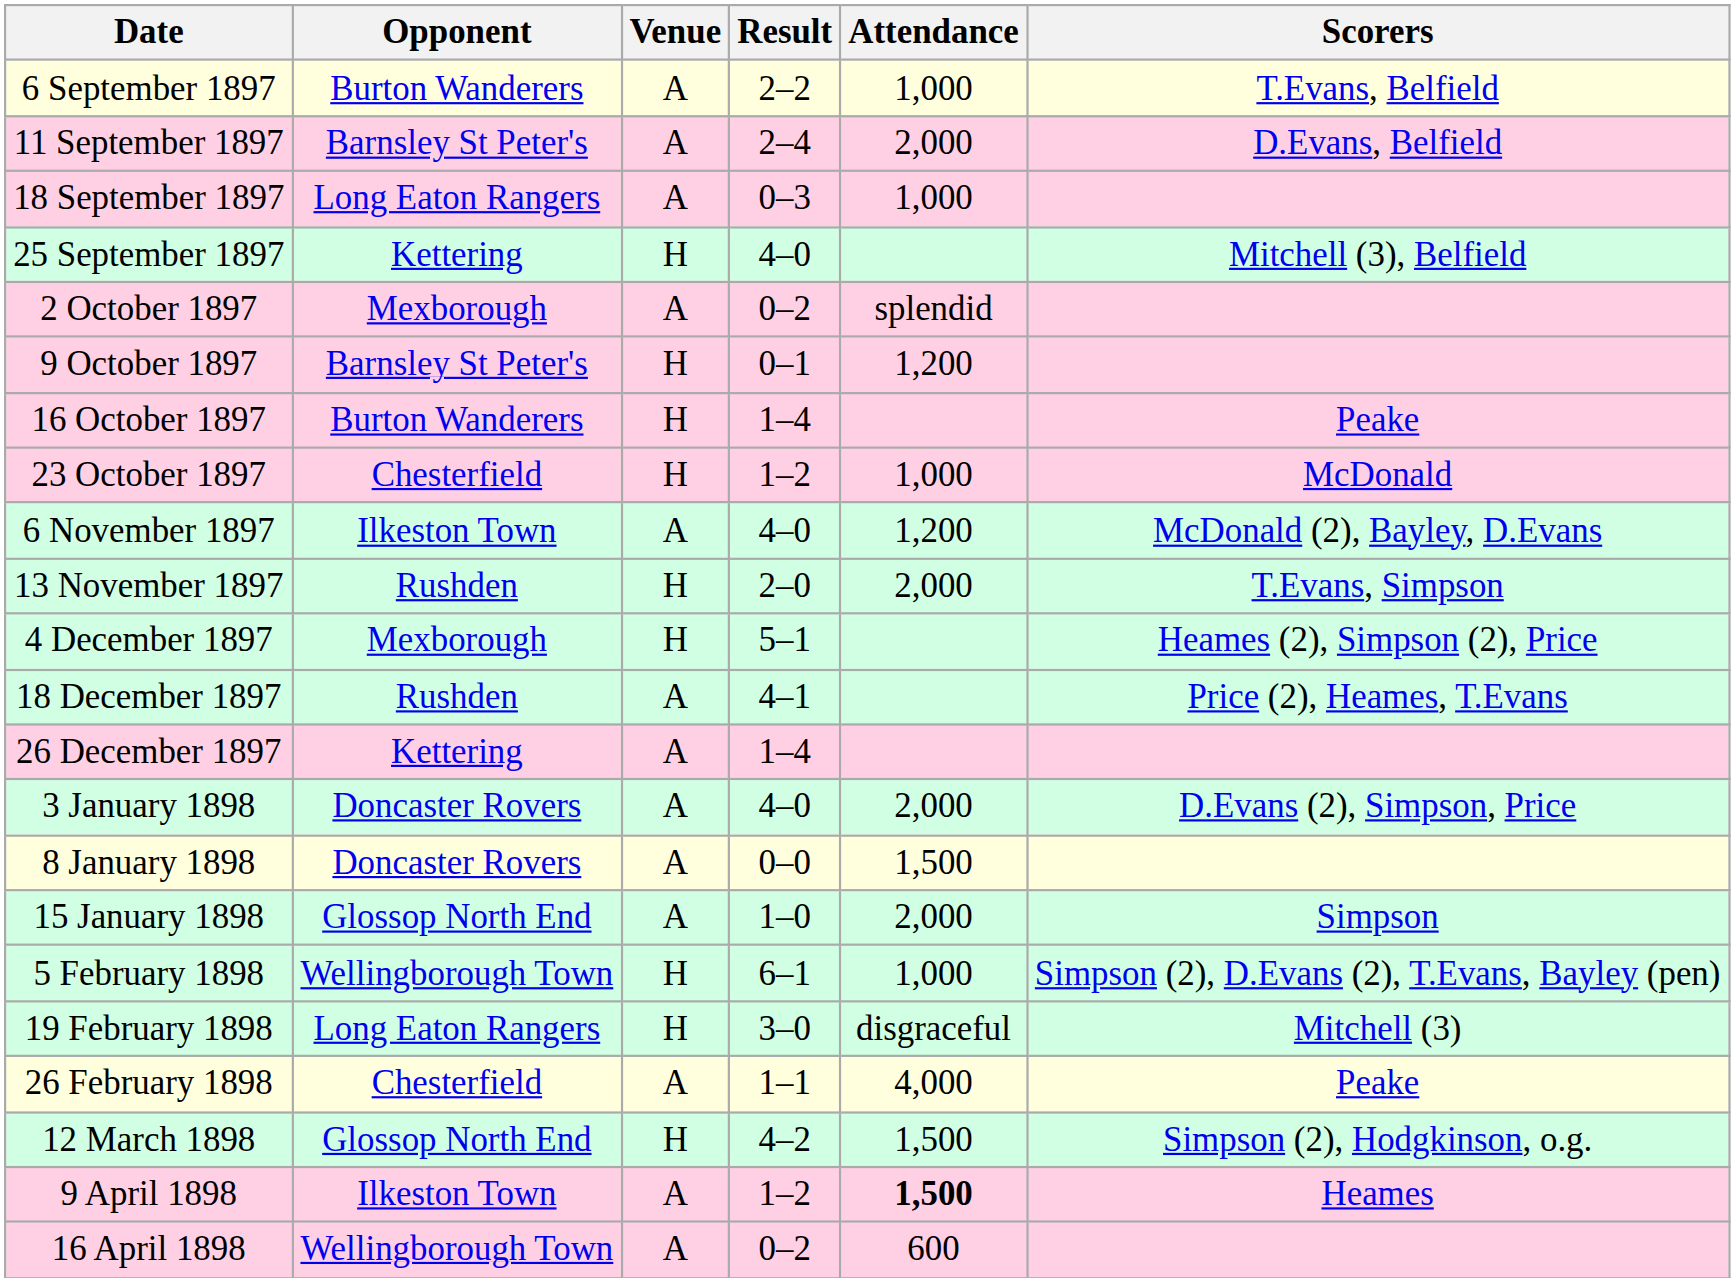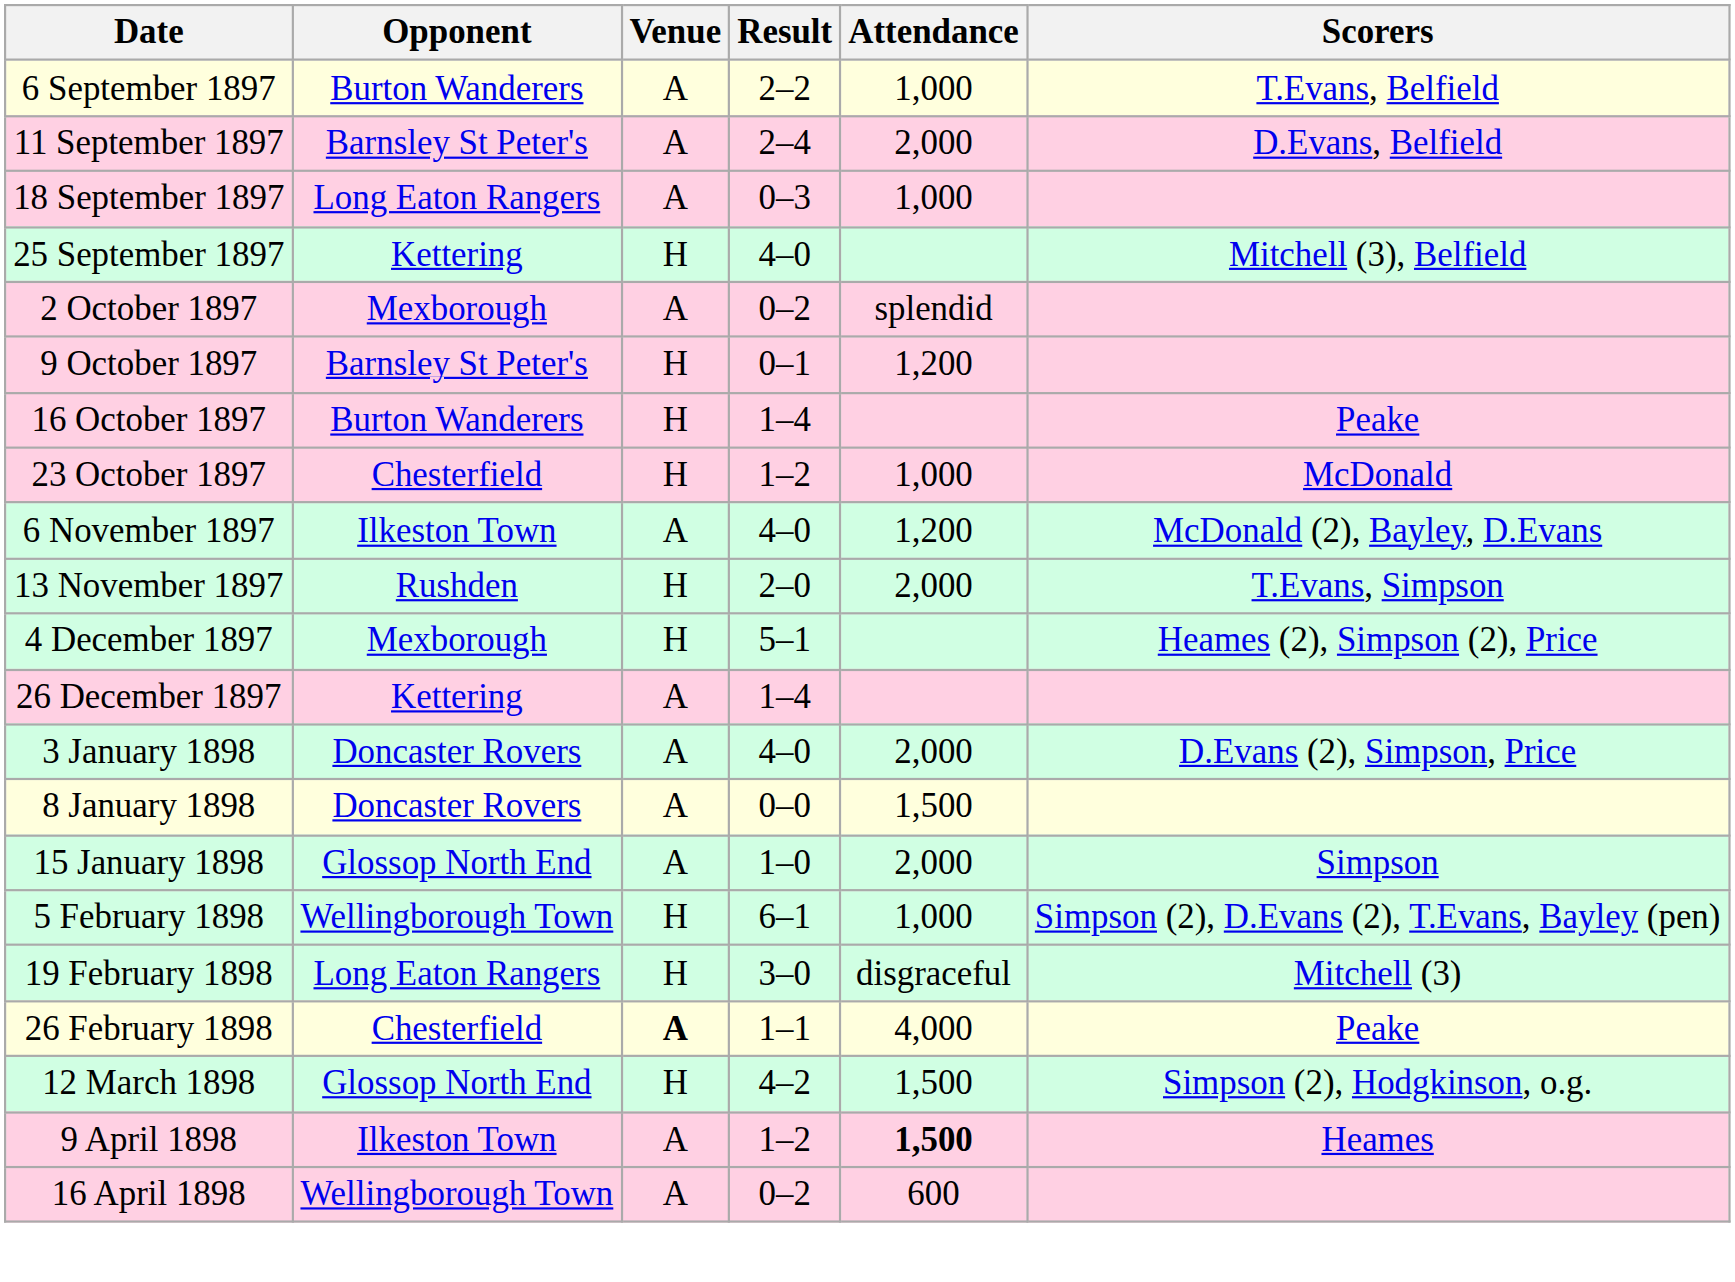- row: (149, 695)
(675, 1083) normal -> (675, 1027) bold
